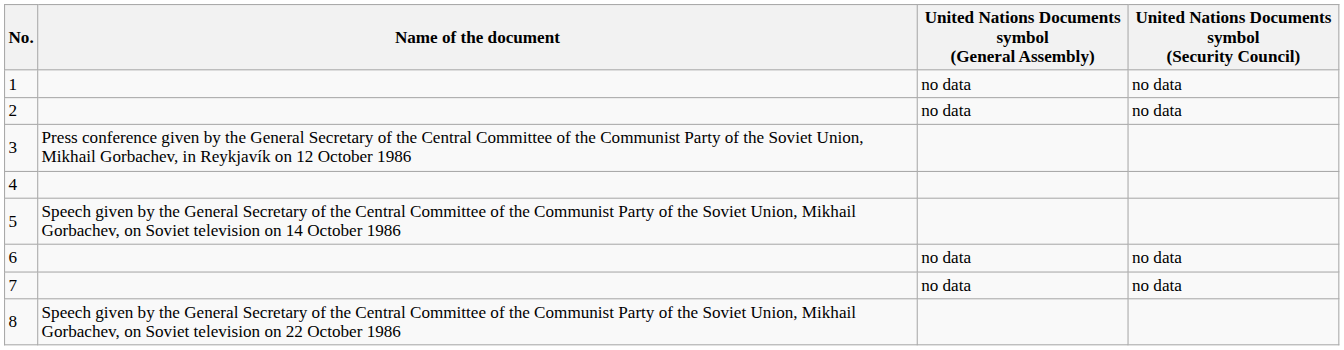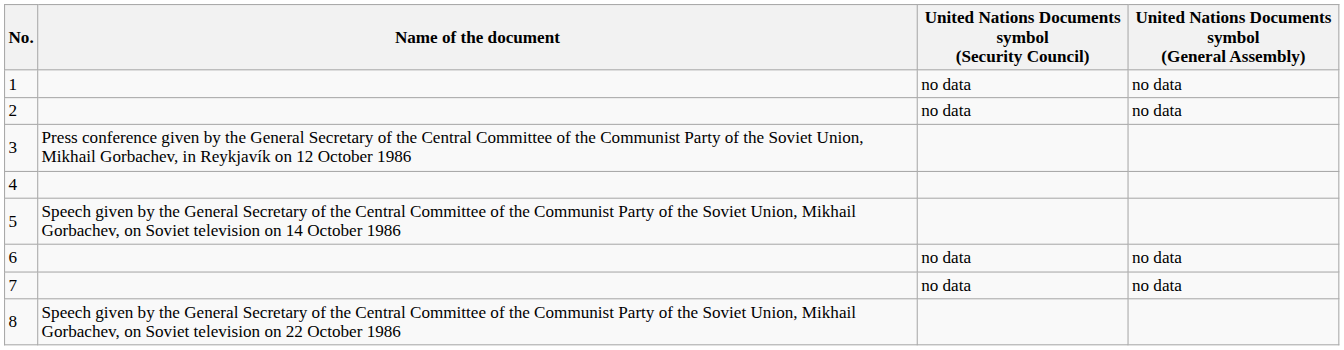columns swapped: (1023, 37) <-> (1233, 37)
